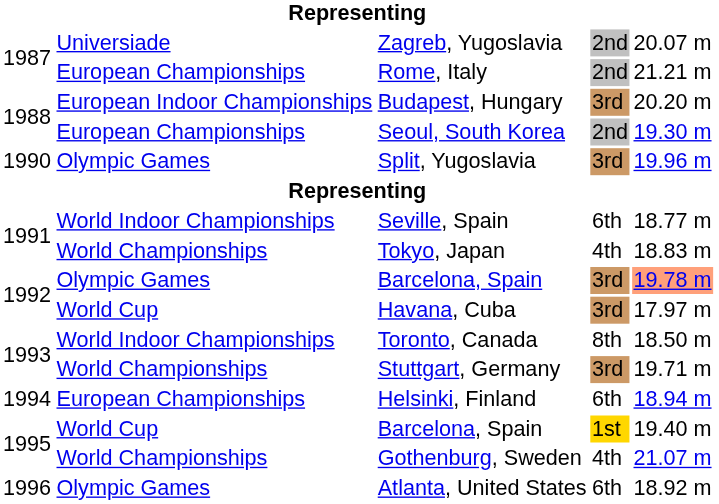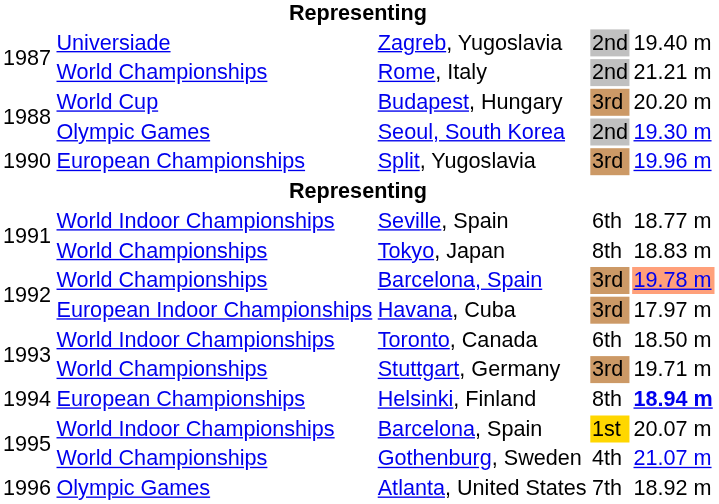(673, 42) 20.07 m -> (673, 42) 19.40 m
(181, 72) European Championships -> (162, 72) World Championships
(214, 102) European Indoor Championships -> (107, 102) World Cup
(181, 131) European Championships -> (133, 131) Olympic Games
(133, 161) Olympic Games -> (181, 161) European Championships
(607, 250) 4th -> (607, 250) 8th
(133, 280) Olympic Games -> (162, 280) World Championships
(107, 310) World Cup -> (214, 310) European Indoor Championships
(607, 339) 8th -> (607, 339) 6th
(607, 399) 6th -> (607, 399) 8th
(673, 399) normal -> (673, 399) bold
(107, 428) World Cup -> (196, 428) World Indoor Championships
(673, 428) 19.40 m -> (673, 428) 20.07 m
(607, 488) 6th -> (607, 488) 7th
